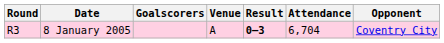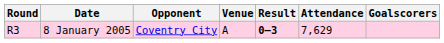columns swapped: (397, 13) <-> (170, 13)
(304, 30) 6,704 -> (317, 30) 7,629
